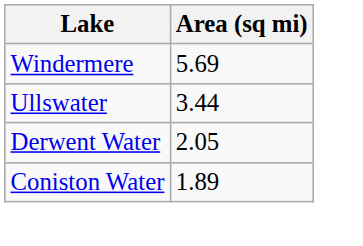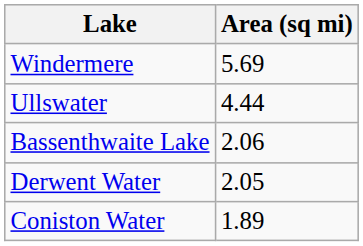(198, 102) 3.44 -> (243, 102) 4.44
+ row: (110, 142)
